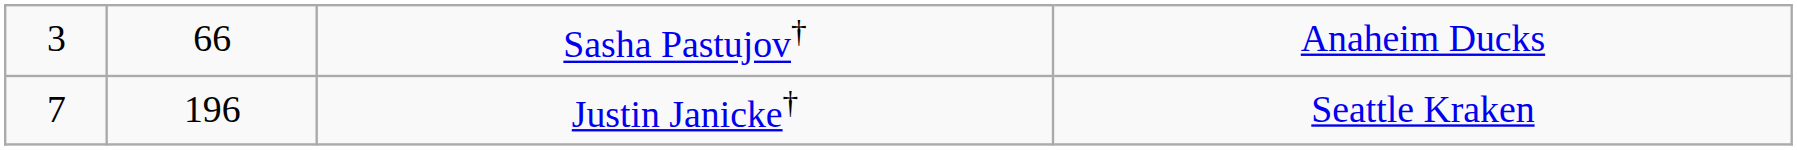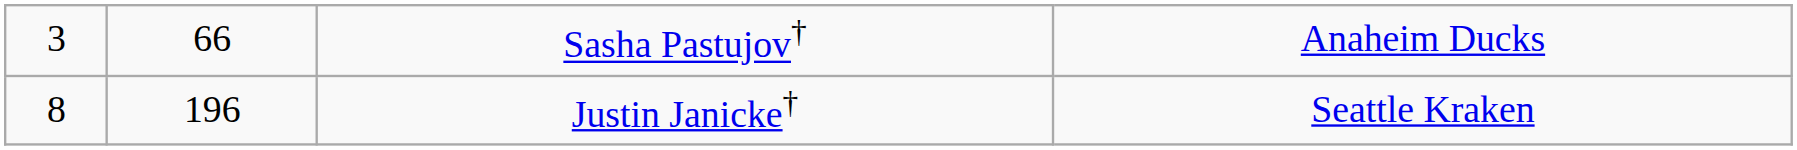(56, 109) 7 -> (56, 109) 8
